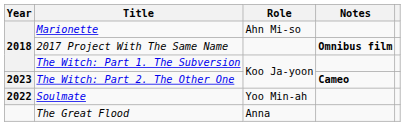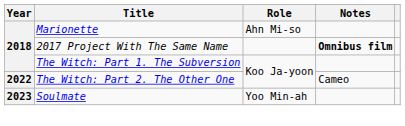(19, 80) 2023 -> (19, 80) 2022
(334, 80) bold -> (334, 80) normal
(19, 96) 2022 -> (19, 96) 2023
- row: (83, 113)
